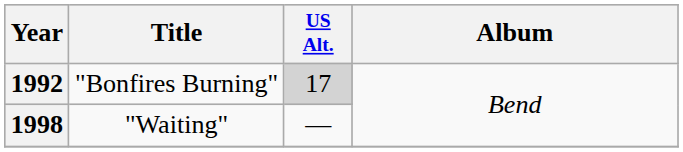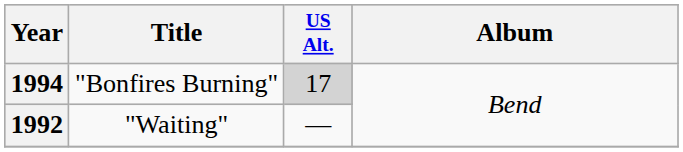(37, 83) 1992 -> (37, 83) 1994
(37, 124) 1998 -> (37, 124) 1992
